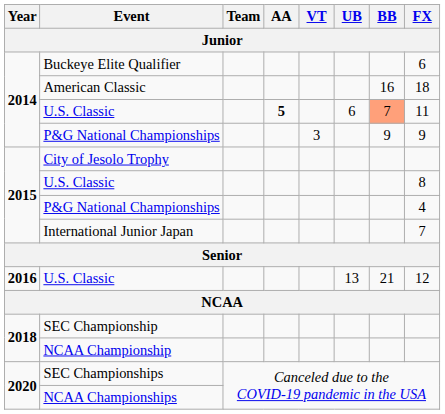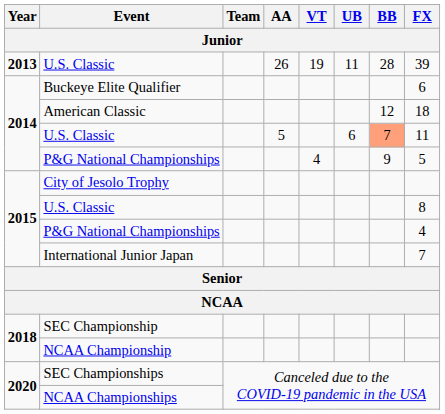+ row: (22, 64)
(387, 88) 16 -> (387, 111) 12
(281, 111) bold -> (281, 135) normal
(317, 135) 3 -> (317, 159) 4
(422, 135) 9 -> (422, 159) 5
- row: (22, 278)
